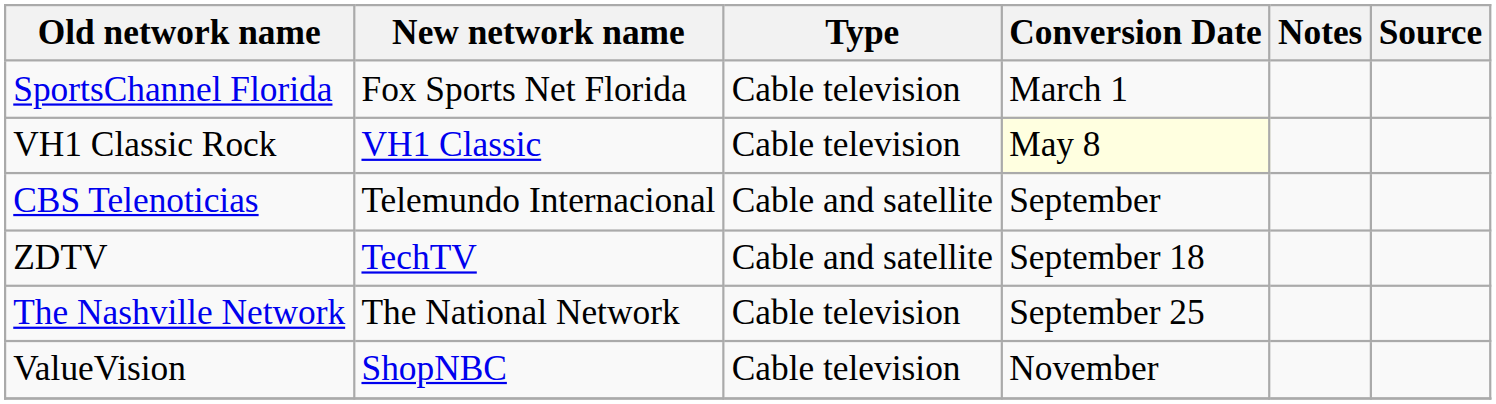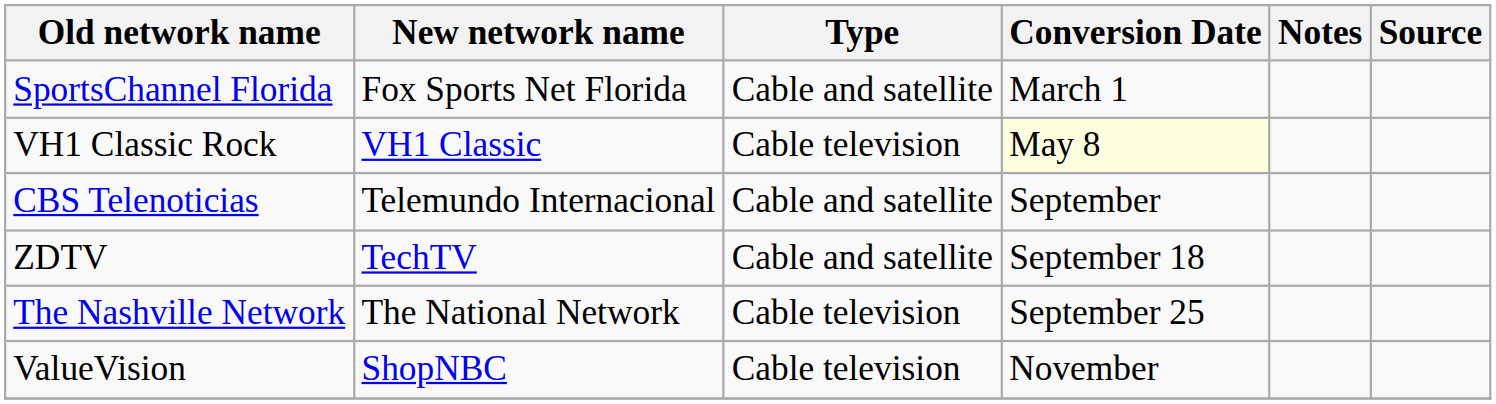(846, 88) Cable television -> (862, 88) Cable and satellite
